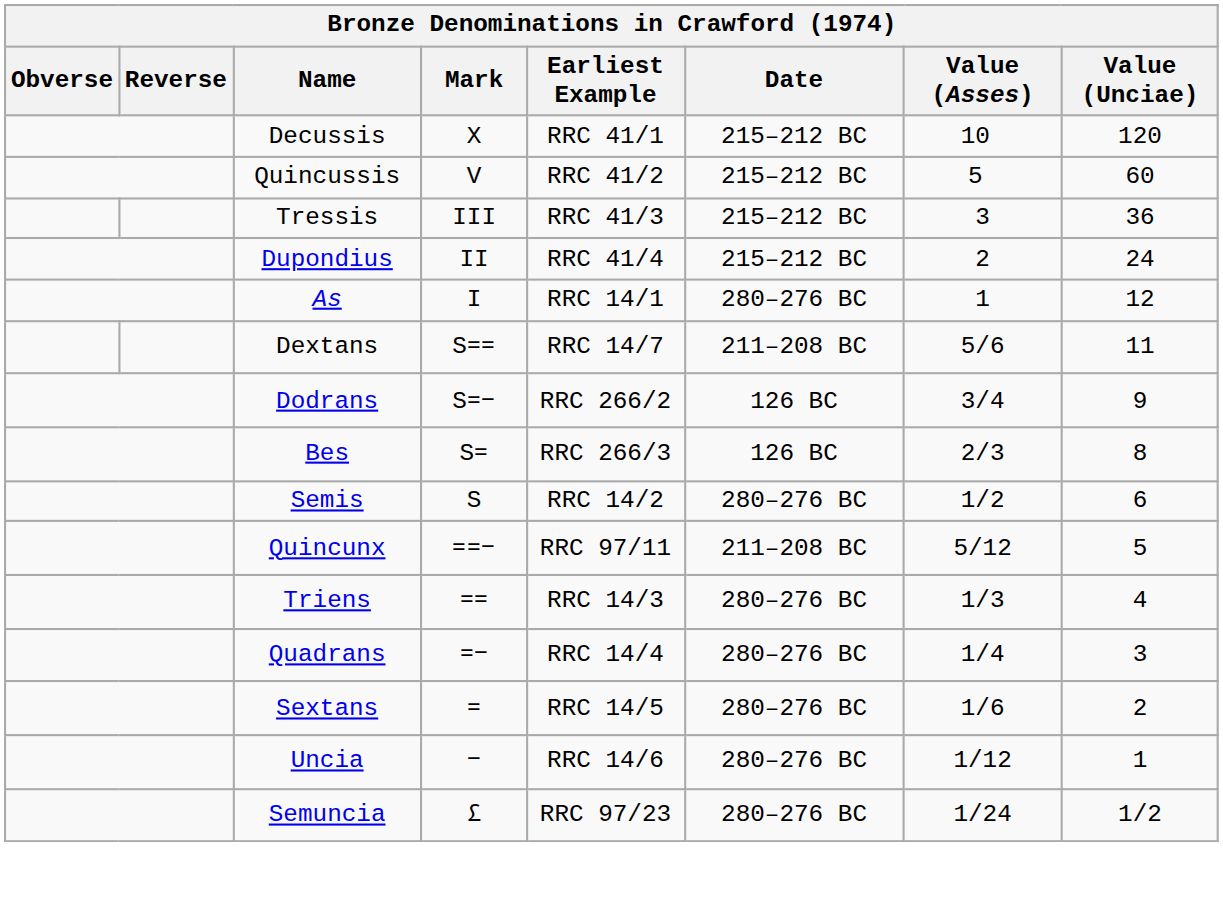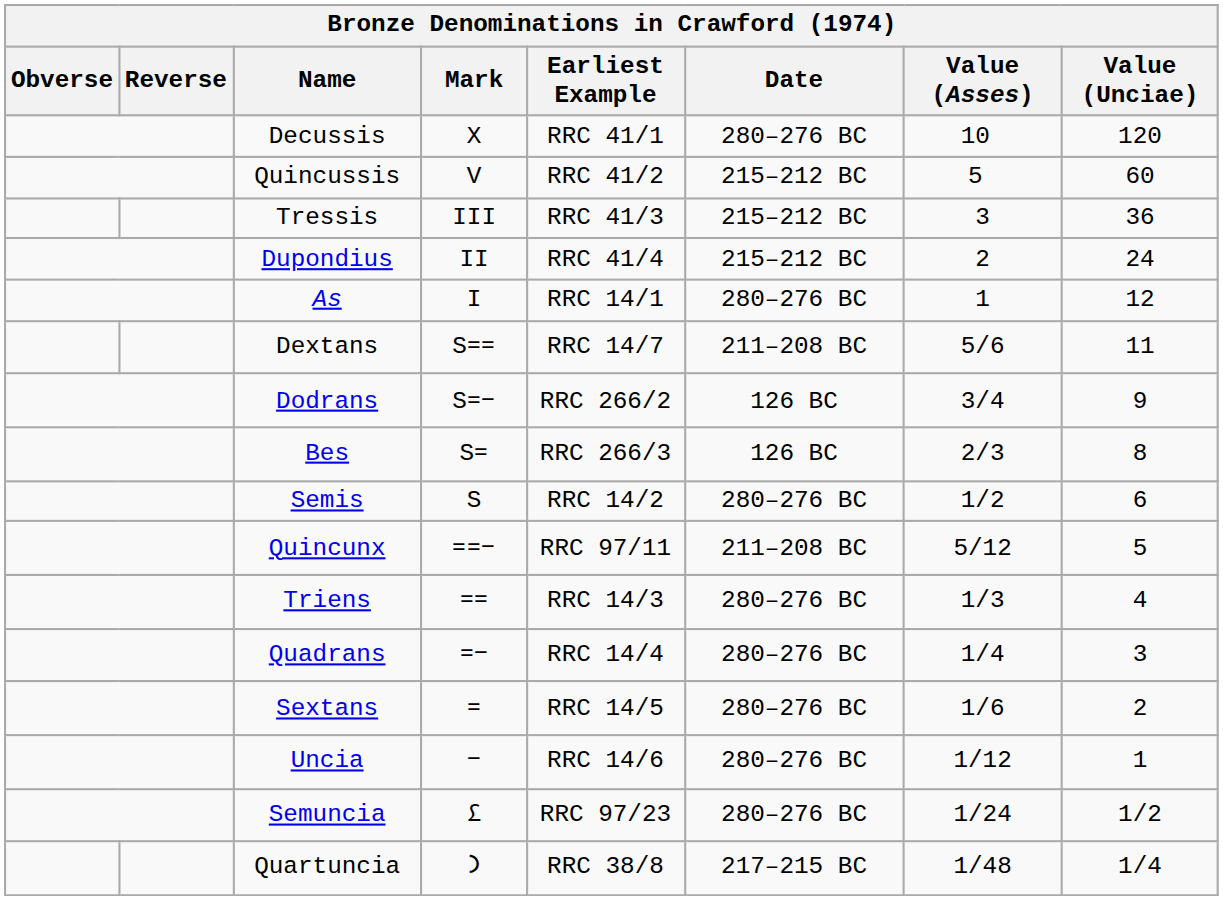(794, 136) 215–212 BC -> (794, 136) 280–276 BC
+ row: (327, 868)
